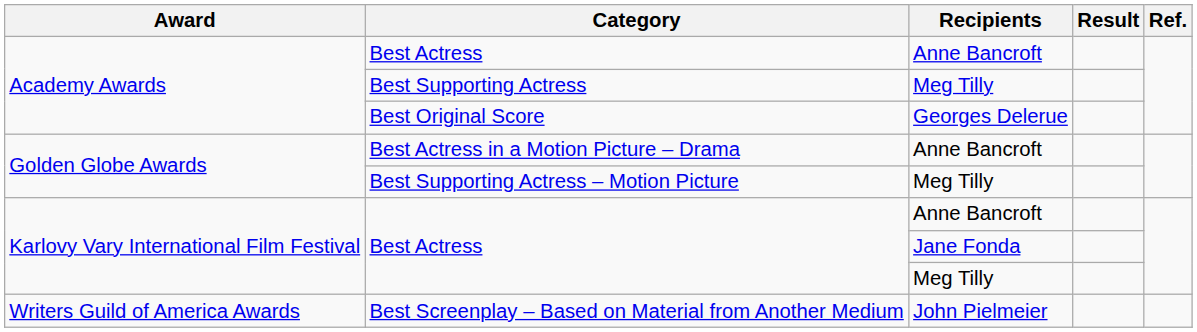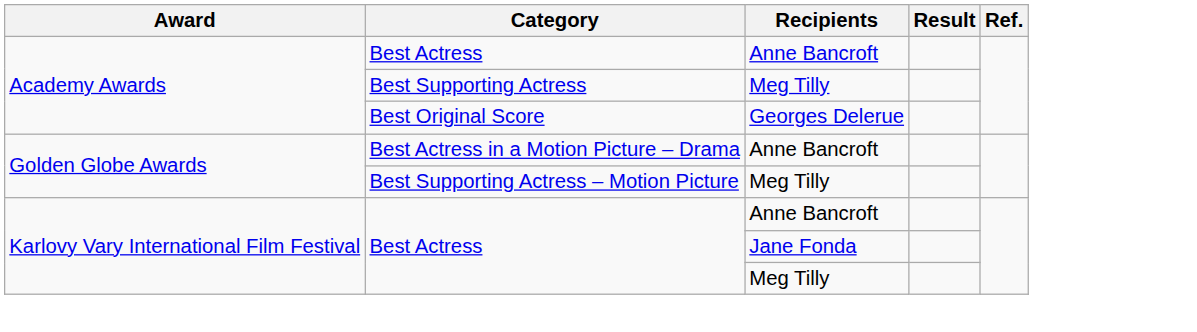- row: (637, 310)
